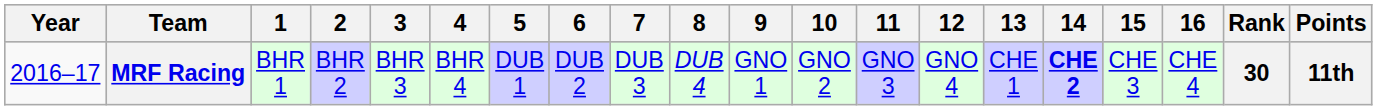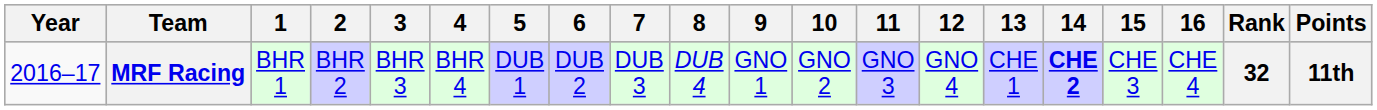(1257, 73) 30 -> (1257, 73) 32
